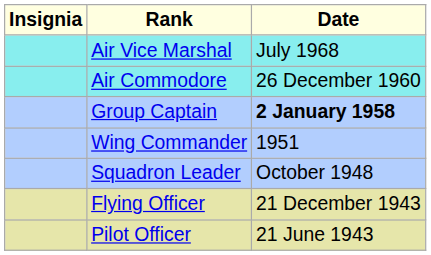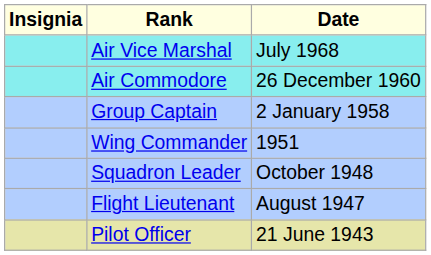(326, 111) bold -> (323, 111) normal
+ row: (163, 204)
- row: (148, 204)
